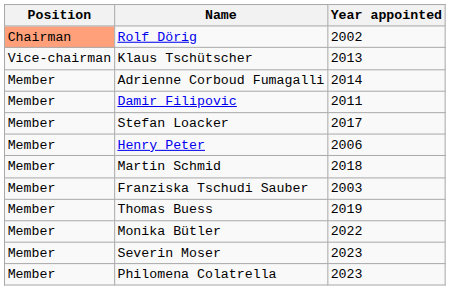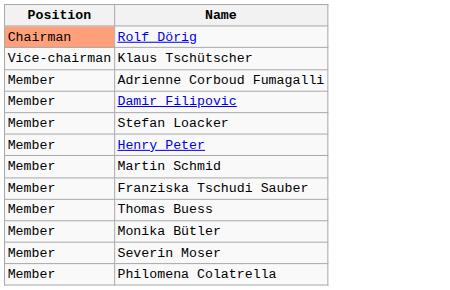- column: (386, 15)
